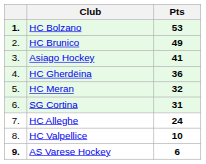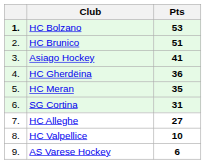(177, 43) 49 -> (177, 43) 51
(177, 89) 32 -> (177, 89) 35
(177, 120) 24 -> (177, 120) 27
(16, 151) bold -> (16, 151) normal
